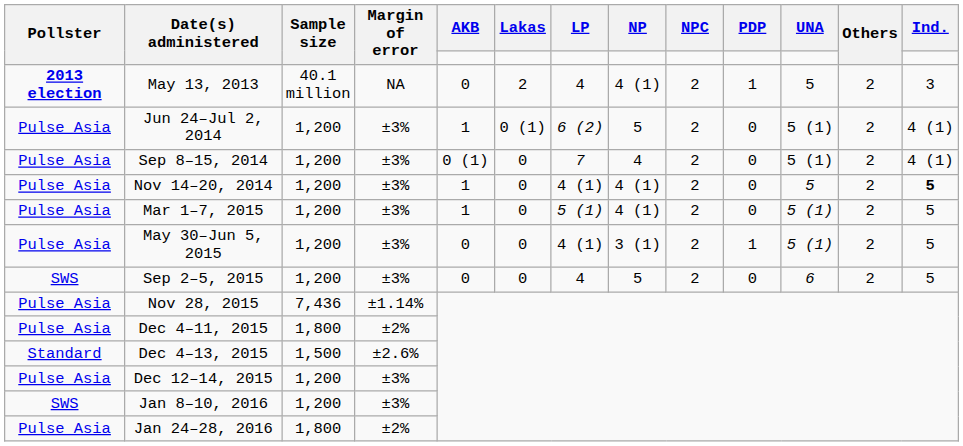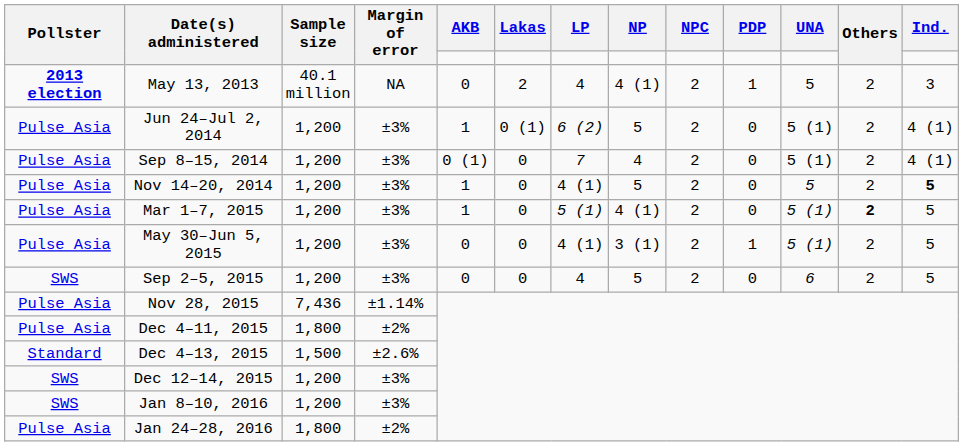(638, 187) 4 (1) -> (638, 187) 5
(870, 212) normal -> (870, 212) bold
(65, 379) Pulse Asia -> (65, 379) SWS
